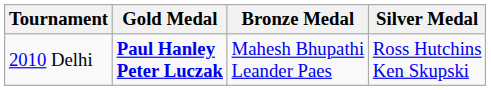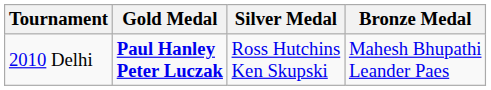columns swapped: (427, 19) <-> (298, 19)
